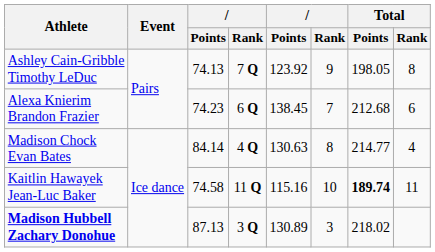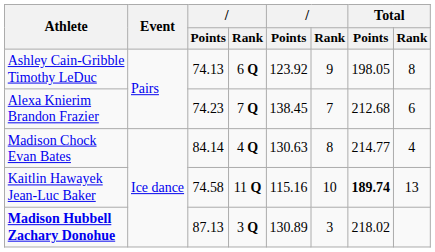(248, 69) 7 Q -> (248, 69) 6 Q
(248, 109) 6 Q -> (248, 109) 7 Q
(412, 188) 11 -> (412, 188) 13
